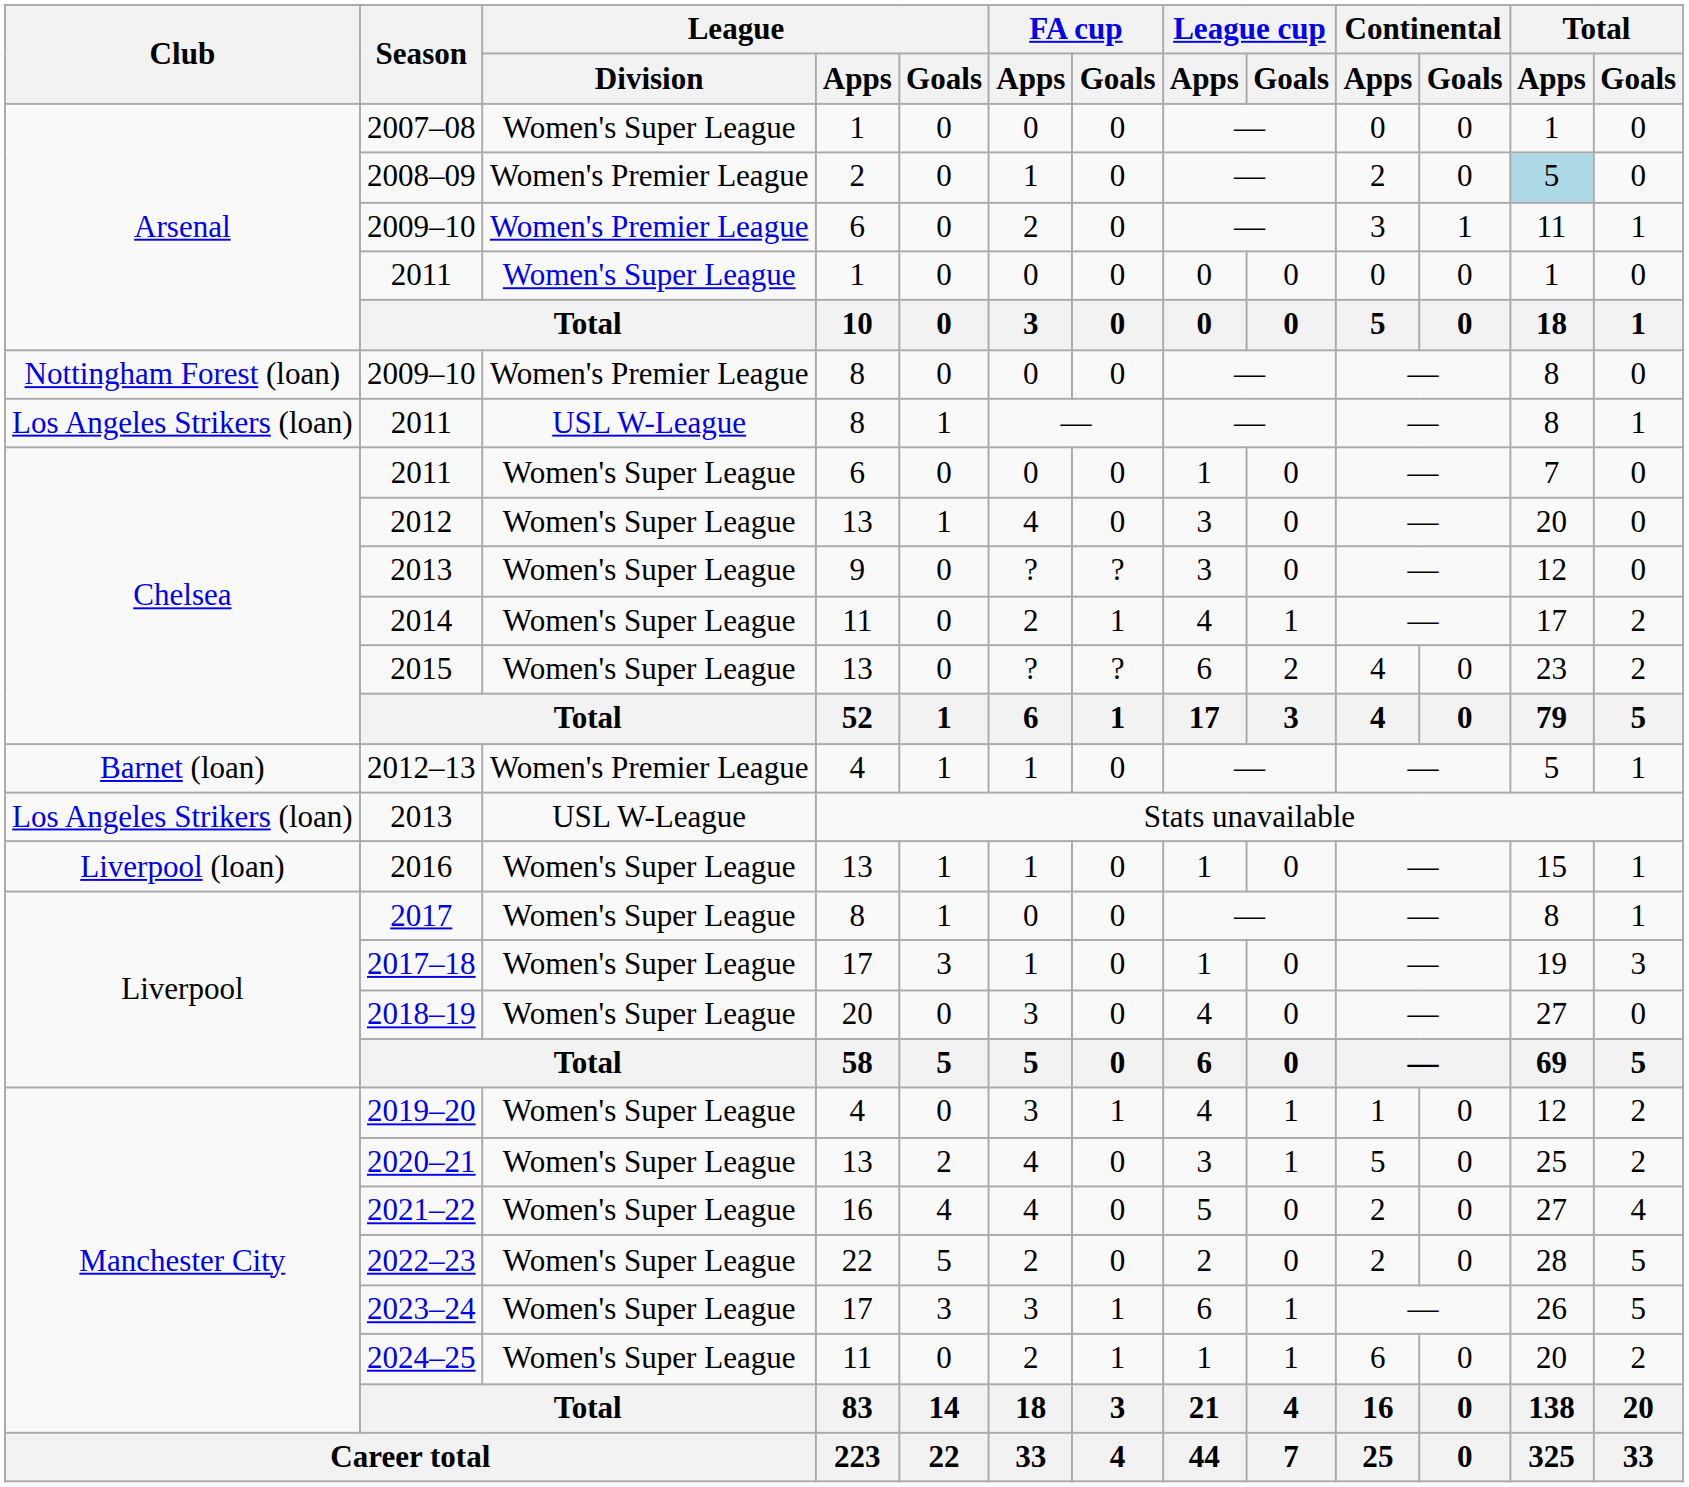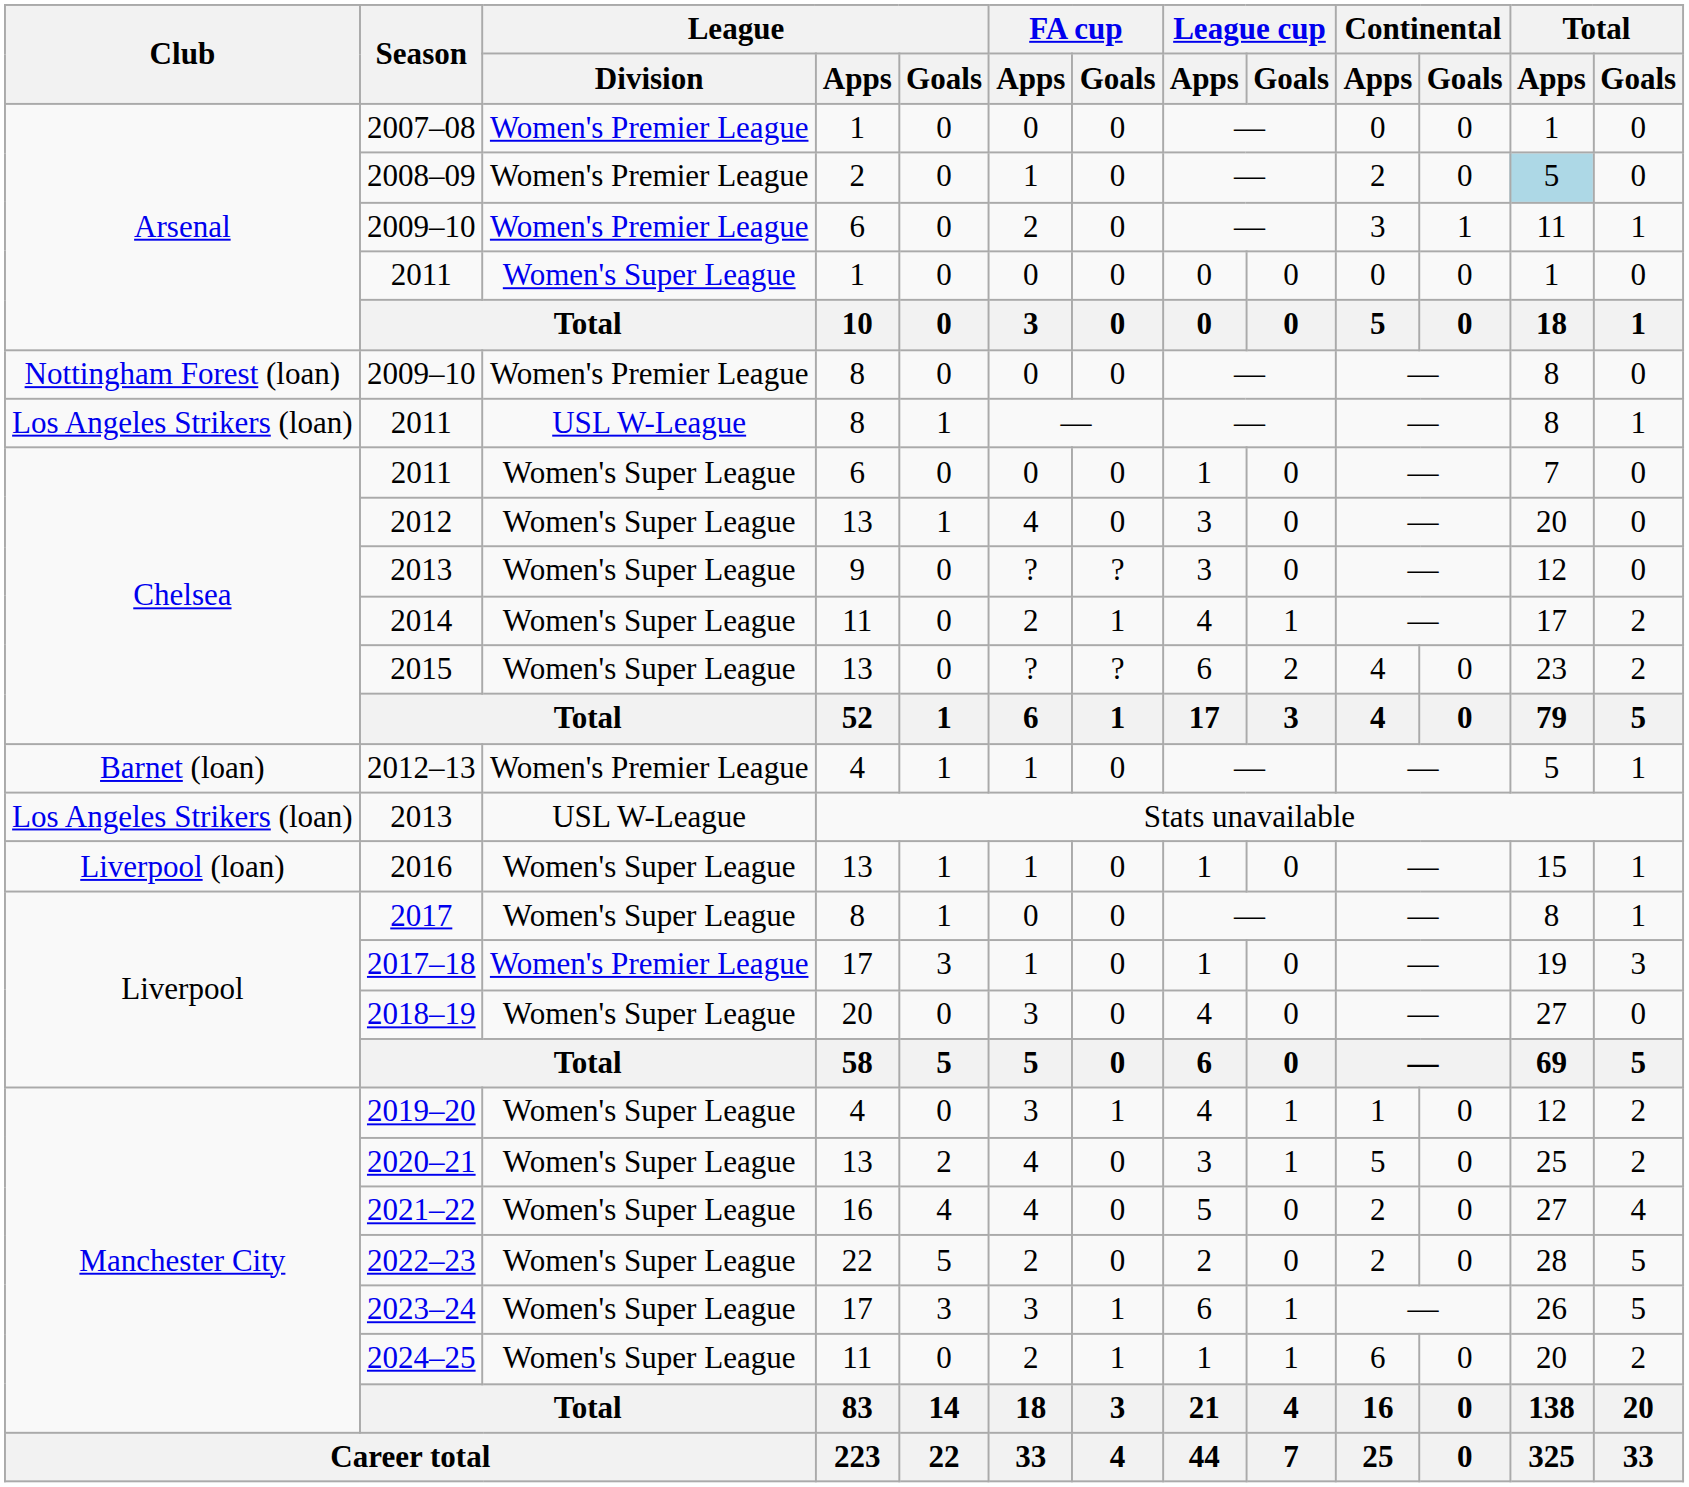(649, 127) Women's Super League -> (649, 127) Women's Premier League
(649, 964) Women's Super League -> (649, 964) Women's Premier League
